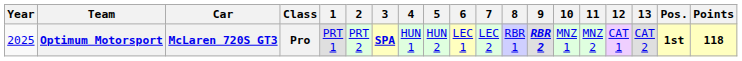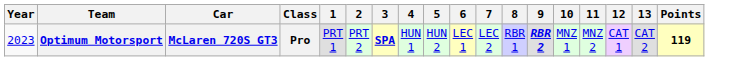- column: (674, 14)
(21, 40) 2025 -> (21, 40) 2023
(714, 40) 118 -> (681, 40) 119
